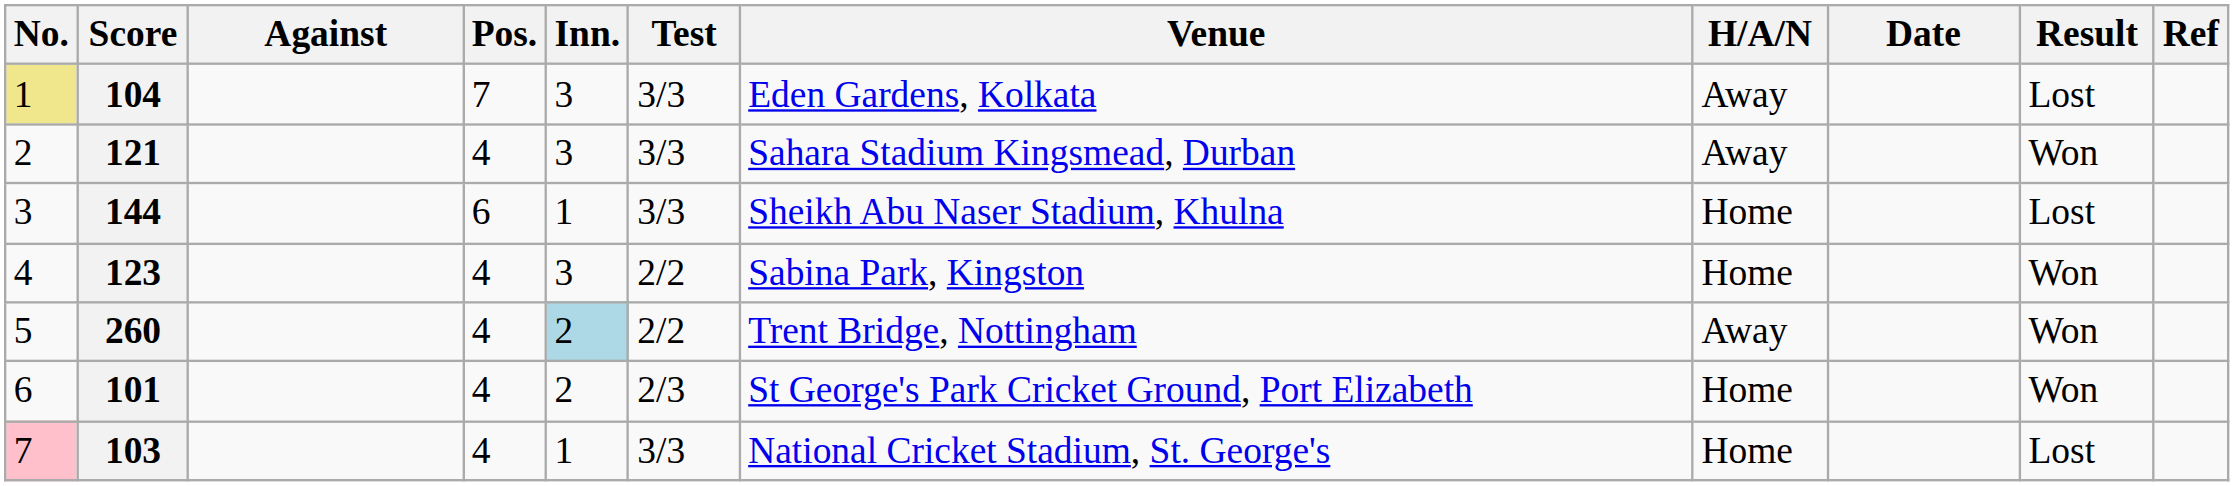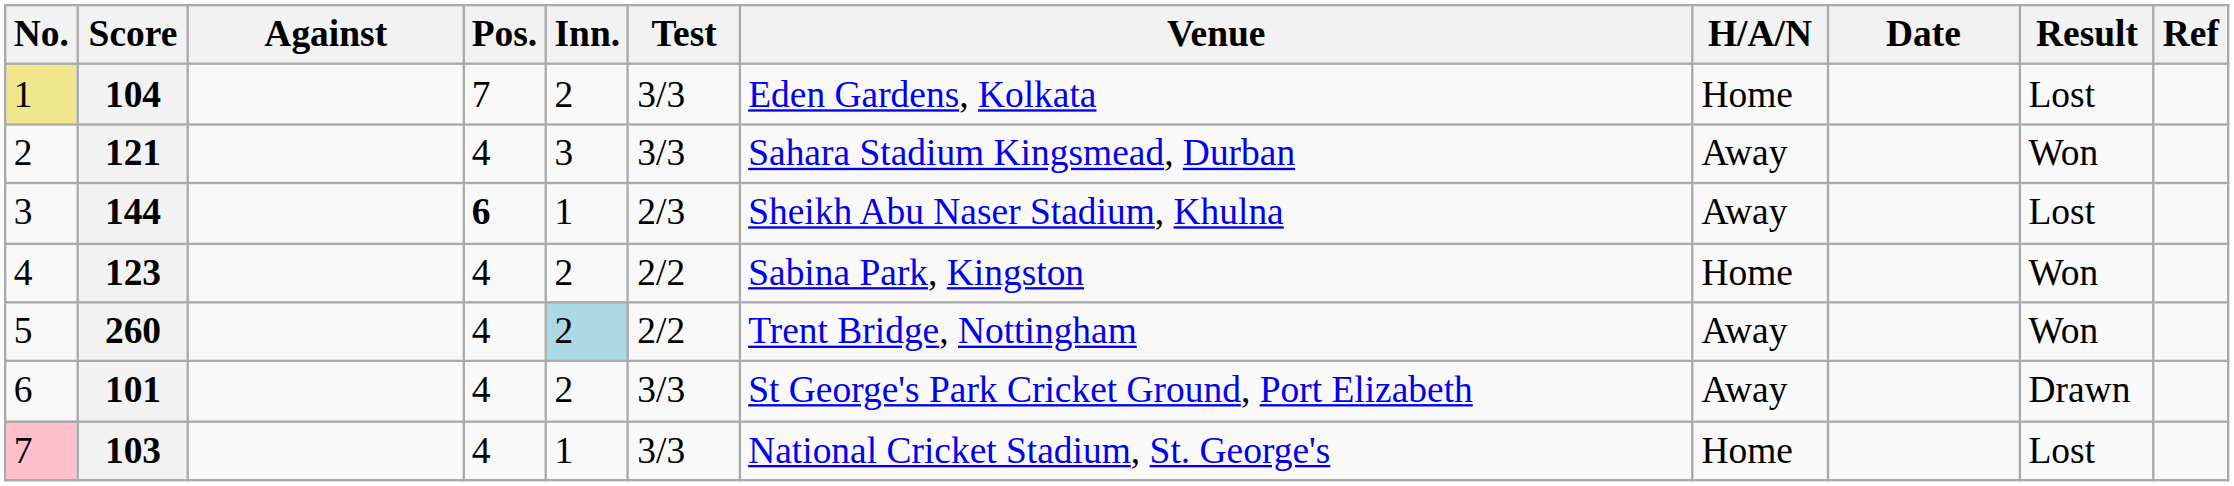(564, 93) 3 -> (564, 93) 2
(1744, 93) Away -> (1747, 93) Home
(481, 212) normal -> (481, 212) bold
(661, 212) 3/3 -> (661, 212) 2/3
(1747, 212) Home -> (1744, 212) Away
(564, 271) 3 -> (564, 271) 2
(661, 390) 2/3 -> (661, 390) 3/3
(1747, 390) Home -> (1744, 390) Away
(2063, 390) Won -> (2079, 390) Drawn
